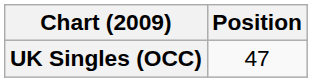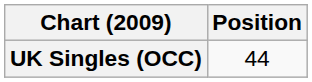(257, 58) 47 -> (257, 58) 44
